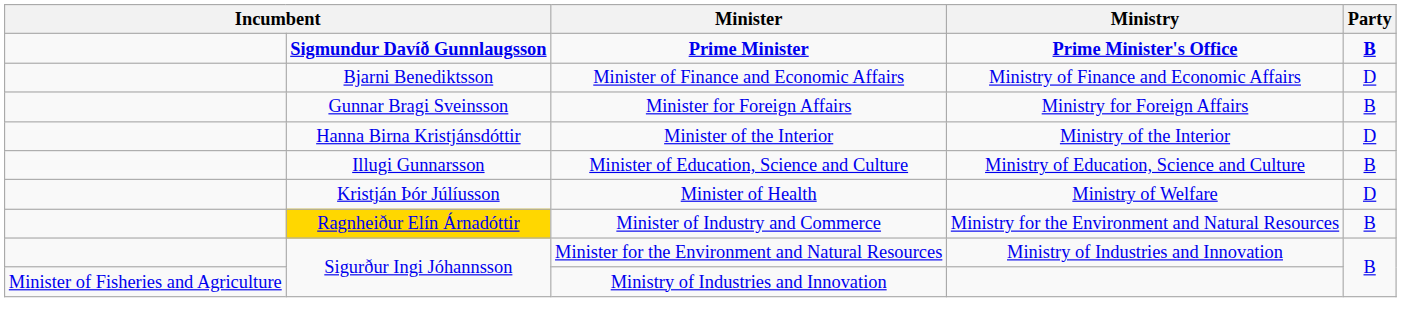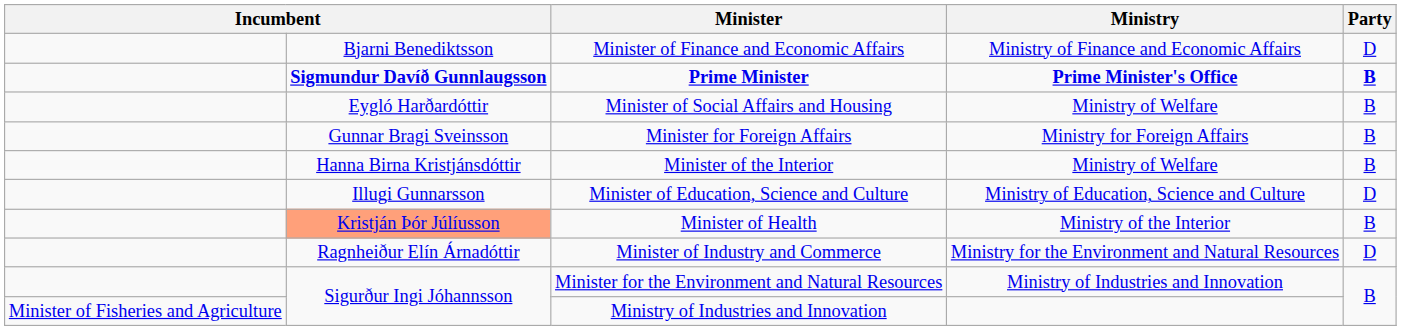rows swapped: (749, 48) <-> (749, 77)
+ row: (749, 106)
(1145, 135) Ministry of the Interior -> (1145, 164) Ministry of Welfare
(1370, 135) D -> (1370, 164) B
(1370, 164) B -> (1370, 194) D
(418, 194) no background -> (418, 223) lightsalmon background
(1145, 194) Ministry of Welfare -> (1145, 223) Ministry of the Interior
(1370, 194) D -> (1370, 223) B
(418, 223) gold background -> (418, 252) no background
(1370, 223) B -> (1370, 252) D
